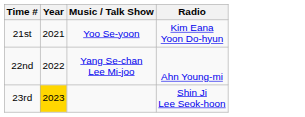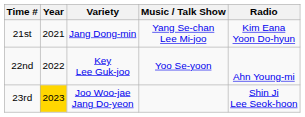+ column: (103, 12)
(111, 33) Yoo Se-yoon -> (183, 33) Yang Se-chan Lee Mi-joo
(111, 66) Yang Se-chan Lee Mi-joo -> (183, 66) Yoo Se-yoon
